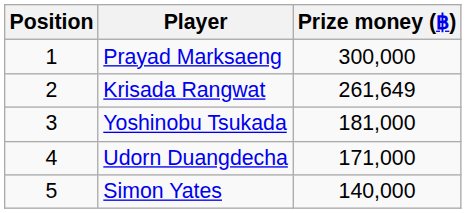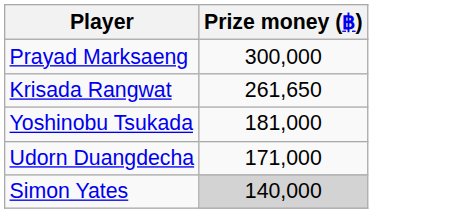- column: (52, 22)
(377, 90) 261,649 -> (283, 90) 261,650
(377, 191) no background -> (283, 191) lightgrey background
